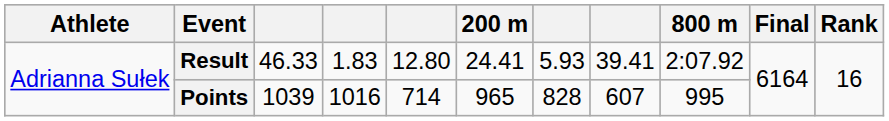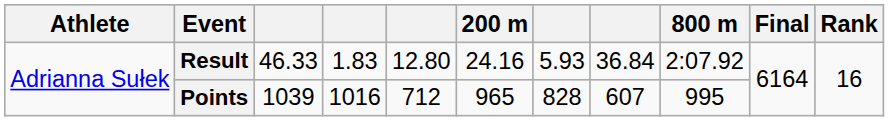(495, 61) 24.41 -> (495, 61) 24.16
(625, 61) 39.41 -> (625, 61) 36.84
(421, 98) 714 -> (421, 98) 712
